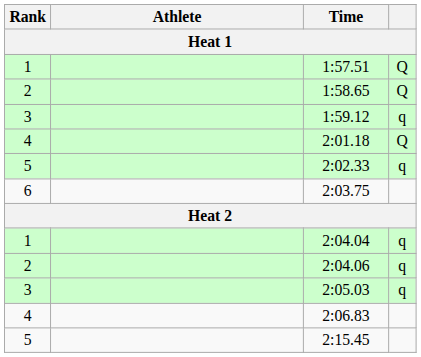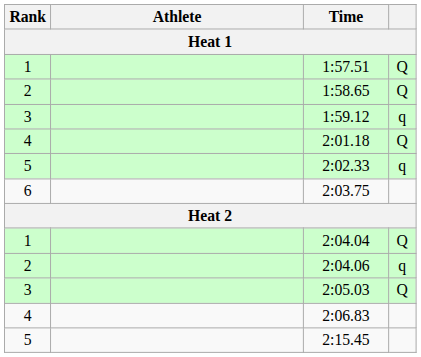(402, 240) q -> (402, 240) Q
(402, 290) q -> (402, 290) Q
